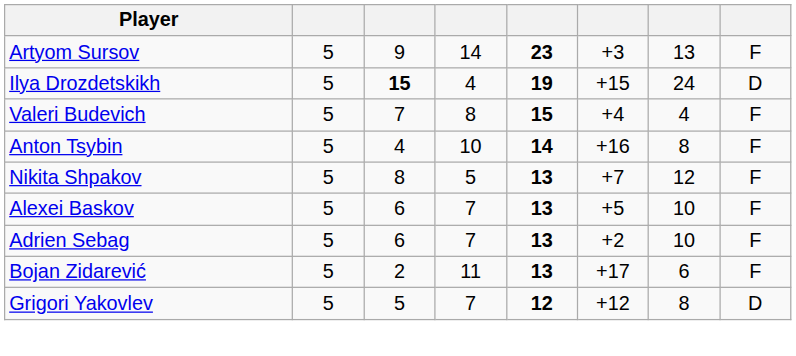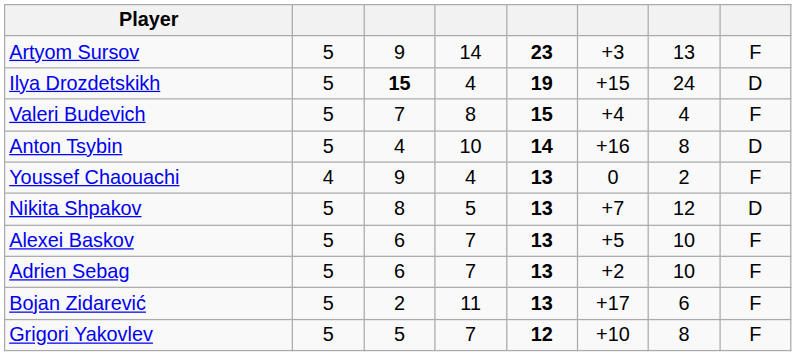(755, 146) F -> (755, 146) D
+ row: (94, 177)
(755, 177) F -> (755, 209) D
(613, 303) +12 -> (613, 334) +10
(755, 303) D -> (755, 334) F
